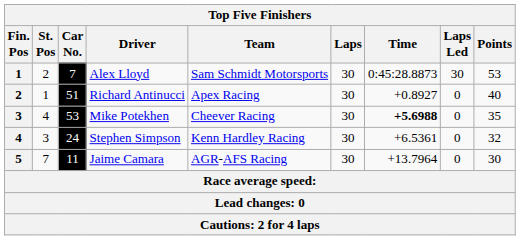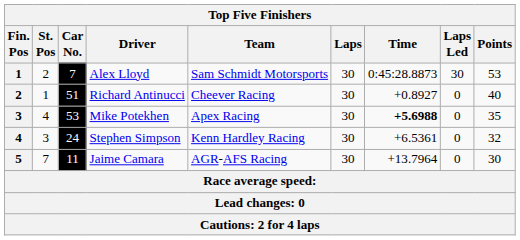(225, 94) Apex Racing -> (233, 94) Cheever Racing
(233, 116) Cheever Racing -> (225, 116) Apex Racing
